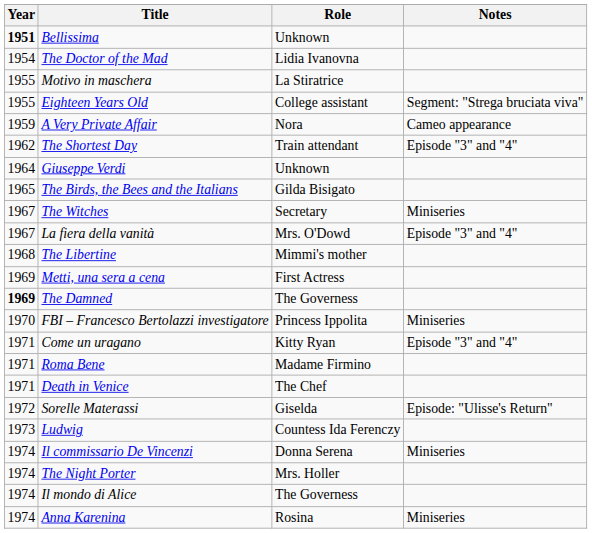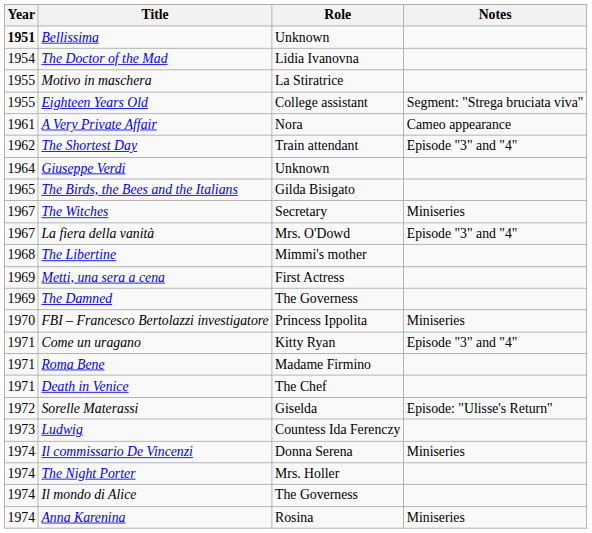(21, 124) 1959 -> (21, 124) 1961
(21, 299) bold -> (21, 299) normal
